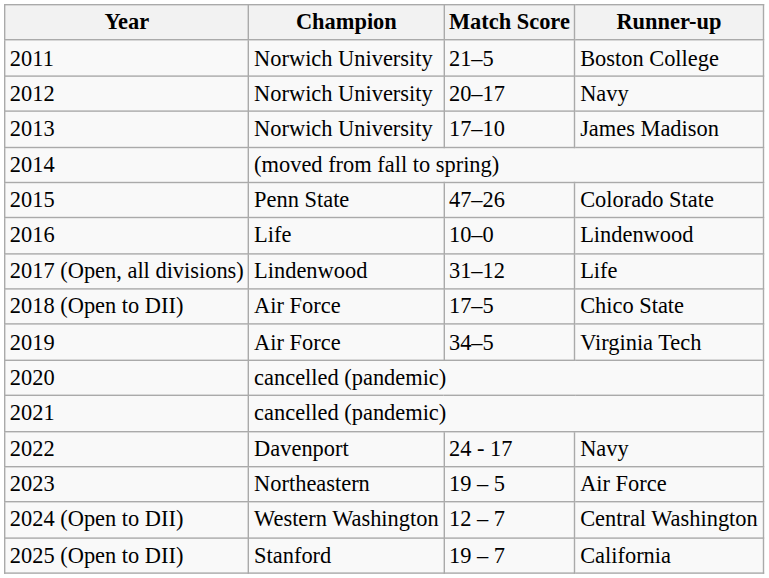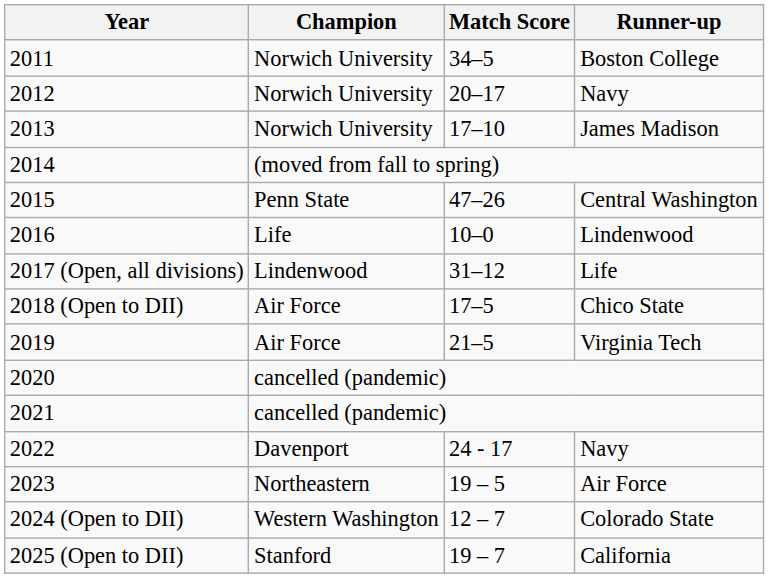(471, 57) 21–5 -> (471, 57) 34–5
(647, 199) Colorado State -> (669, 199) Central Washington
(471, 341) 34–5 -> (471, 341) 21–5
(669, 519) Central Washington -> (647, 519) Colorado State
